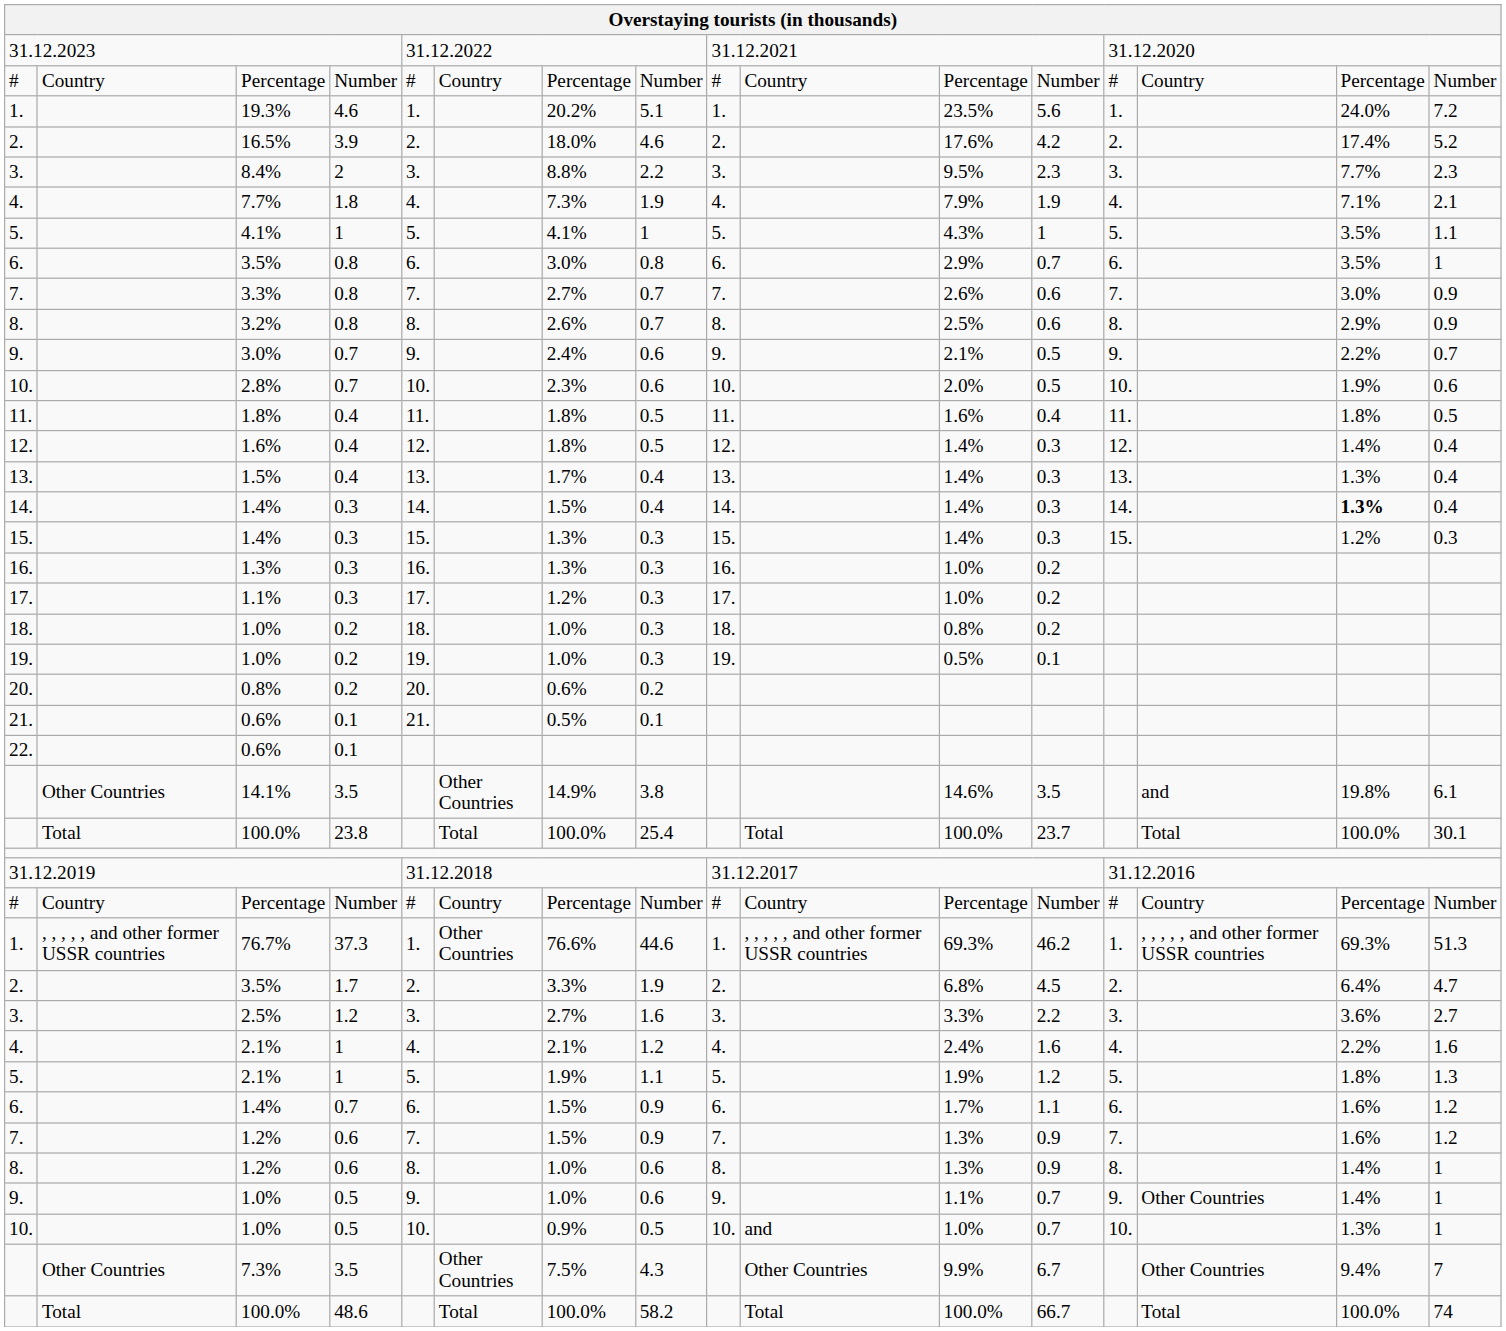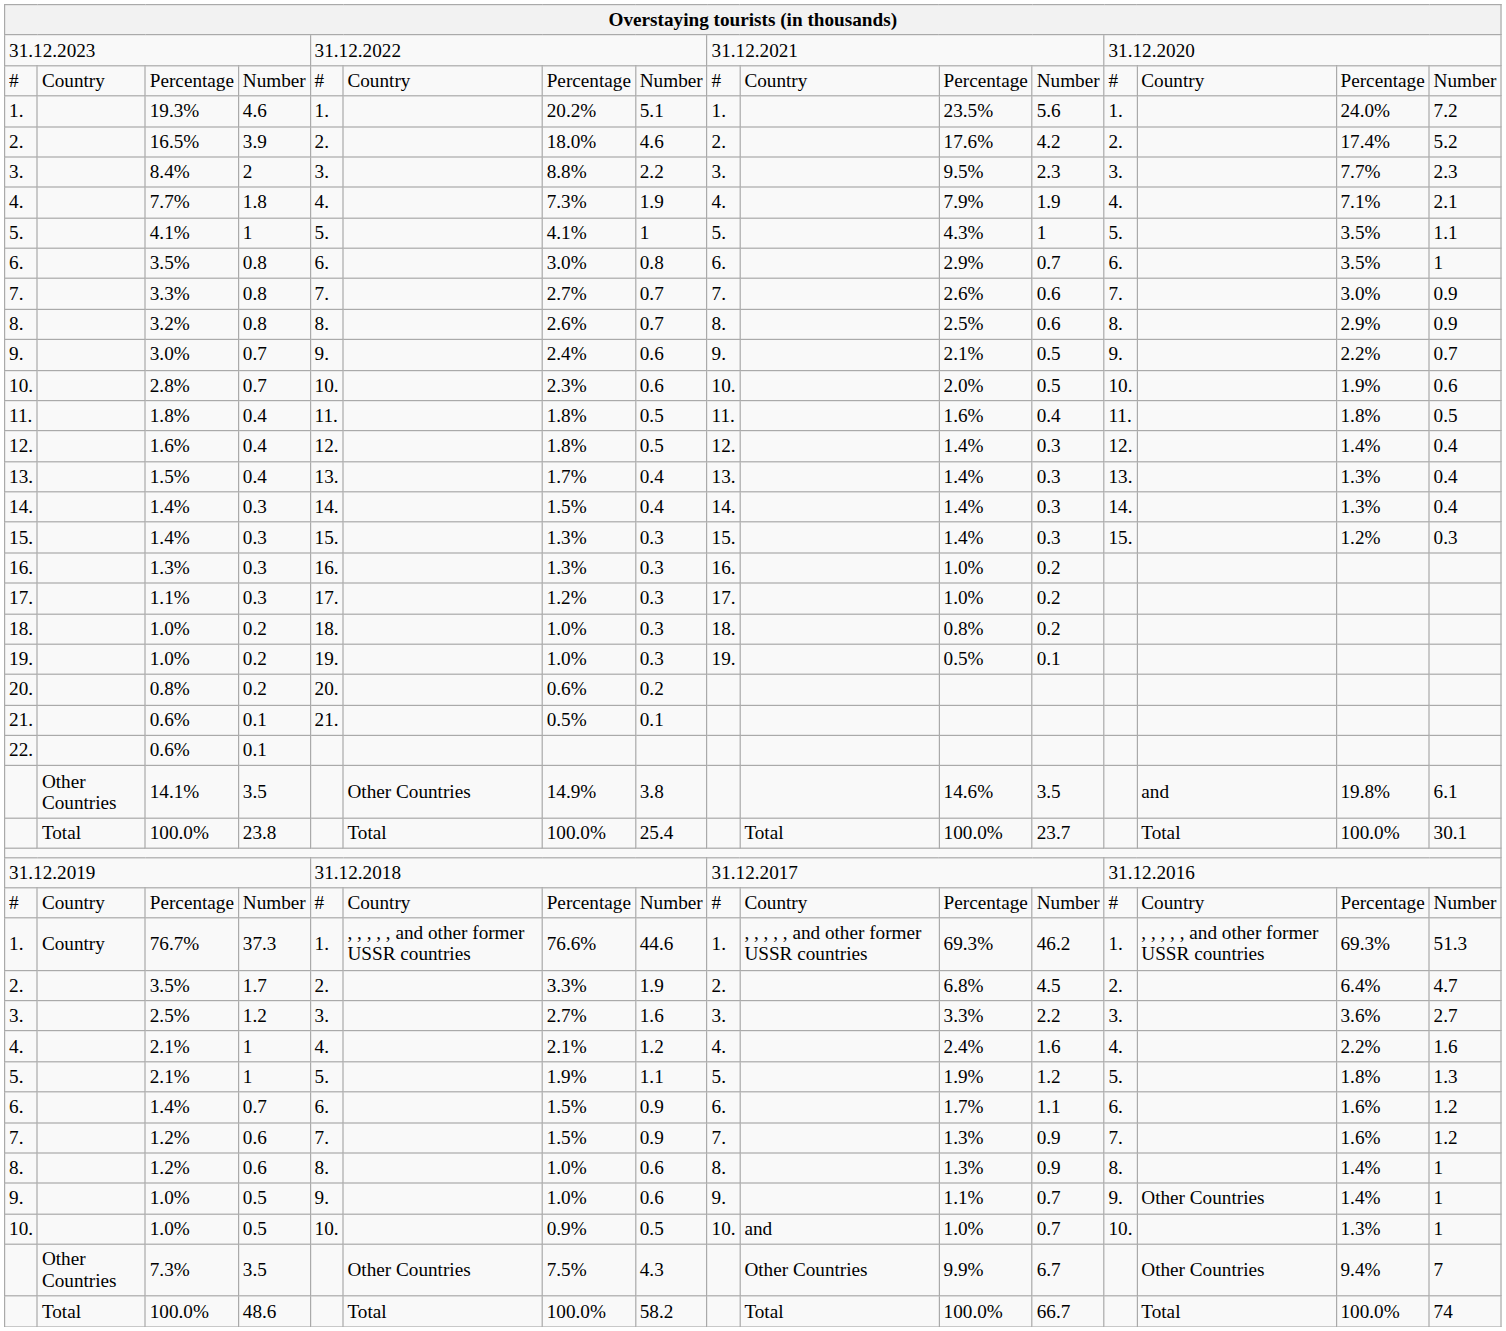(1362, 506) bold -> (1361, 506) normal
(130, 944) , , , , , and other former USSR countries -> (73, 944) Country
(476, 944) Other Countries -> (436, 944) , , , , , and other former USSR countries
